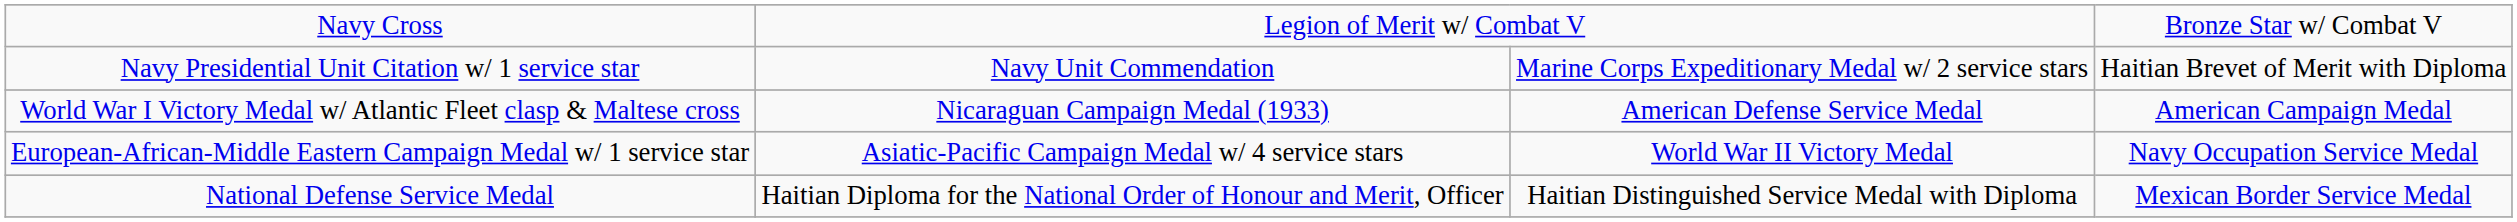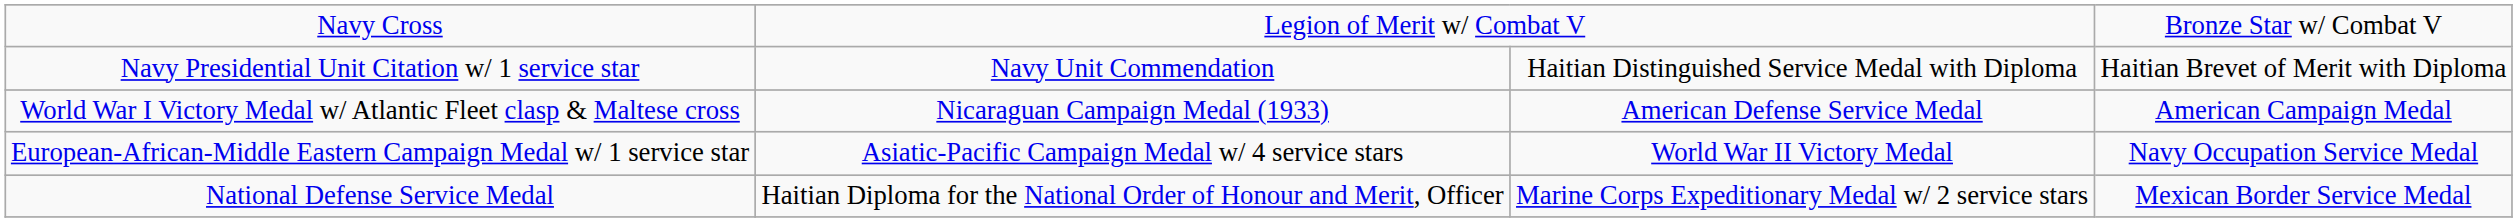(1802, 68) Marine Corps Expeditionary Medal w/ 2 service stars -> (1802, 68) Haitian Distinguished Service Medal with Diploma
(1802, 195) Haitian Distinguished Service Medal with Diploma -> (1802, 195) Marine Corps Expeditionary Medal w/ 2 service stars
